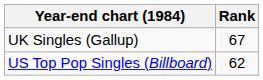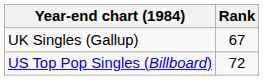(237, 63) 62 -> (237, 63) 72
